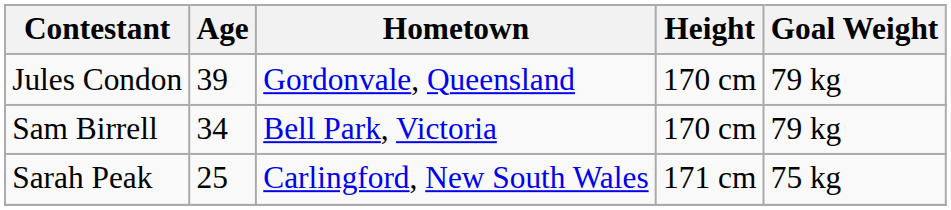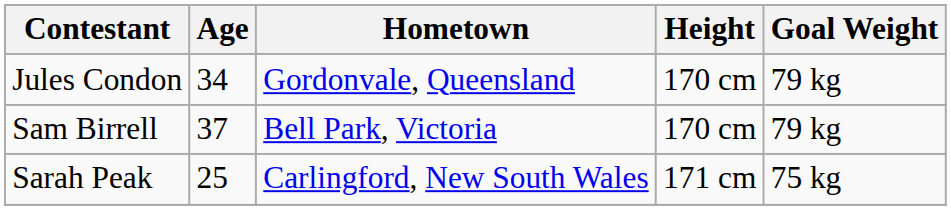(212, 79) 39 -> (212, 79) 34
(212, 128) 34 -> (212, 128) 37
